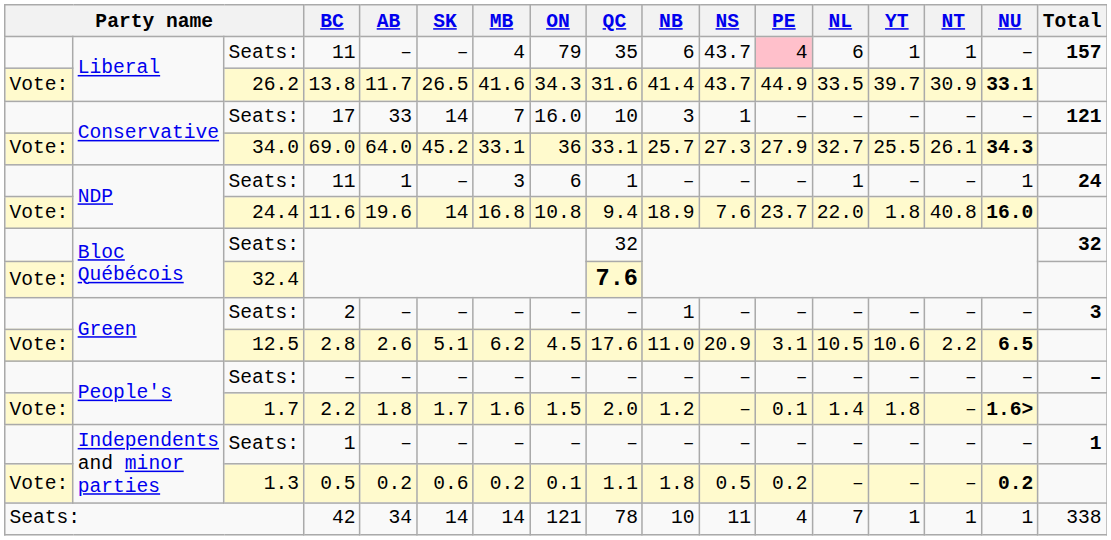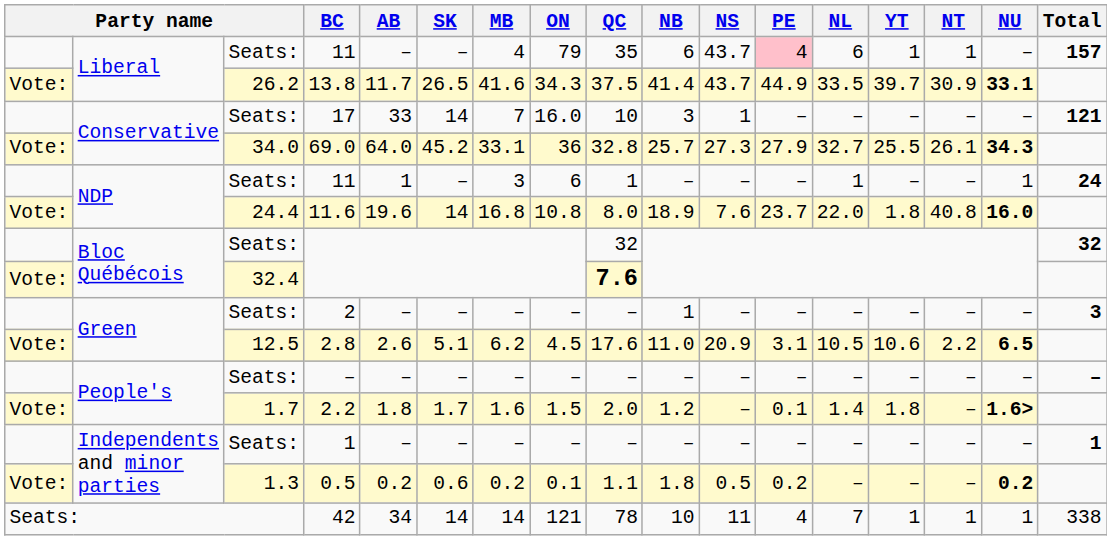(614, 85) 31.6 -> (614, 85) 37.5
(614, 149) 33.1 -> (614, 149) 32.8
(620, 213) 9.4 -> (620, 213) 8.0
